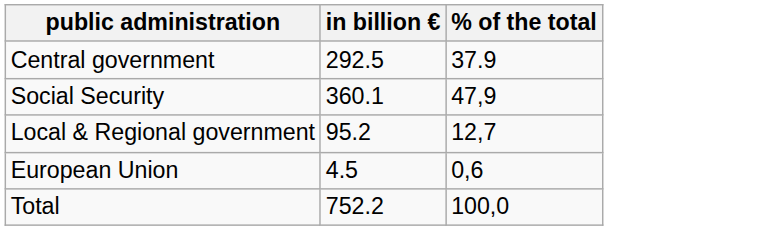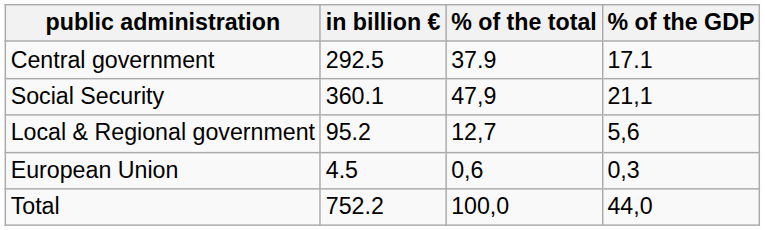+ column: (681, 22)
